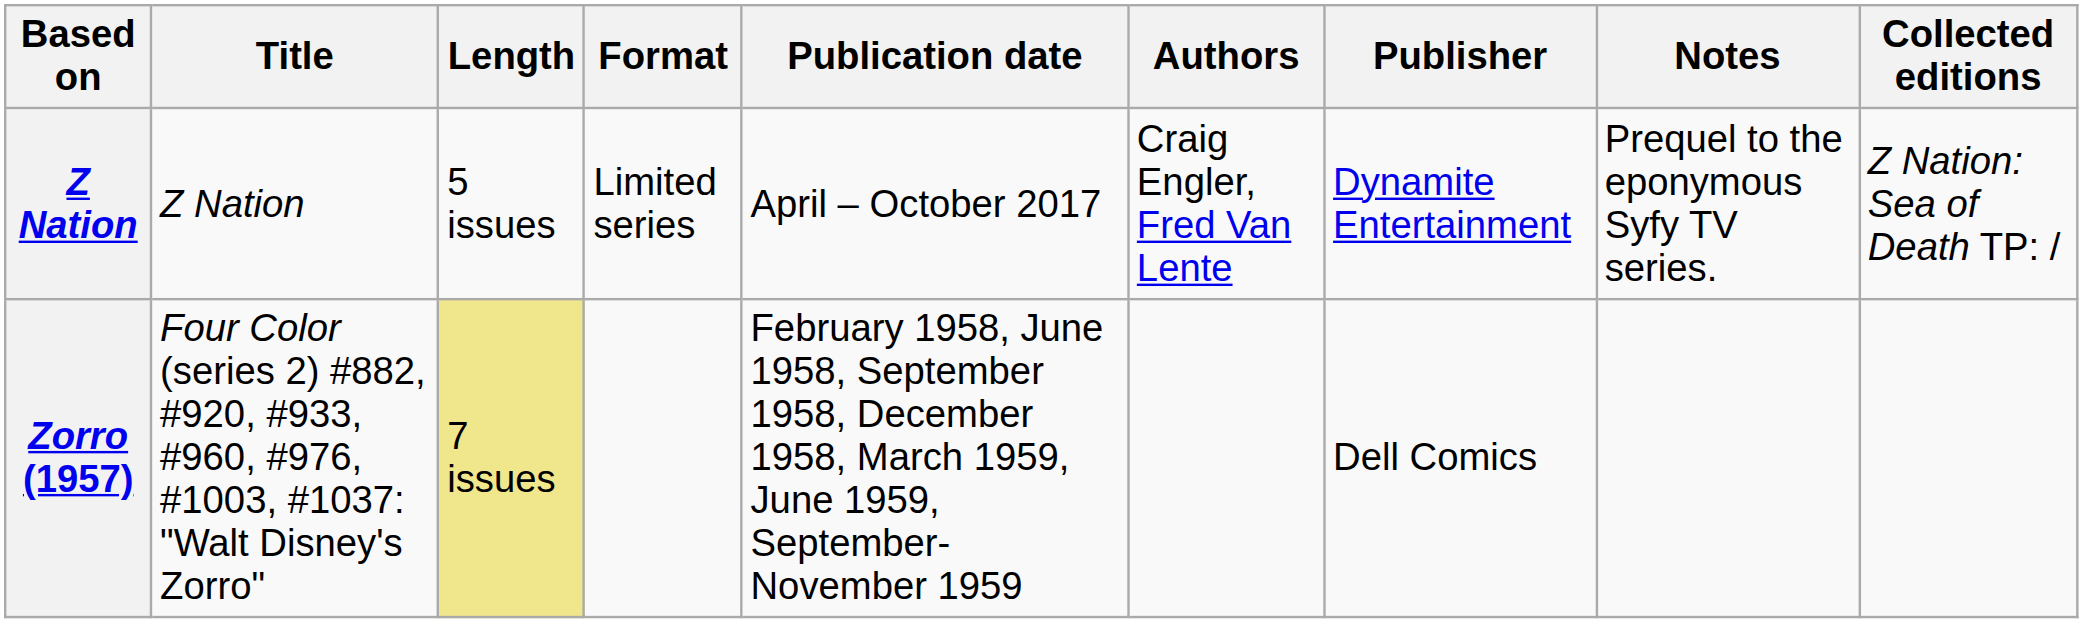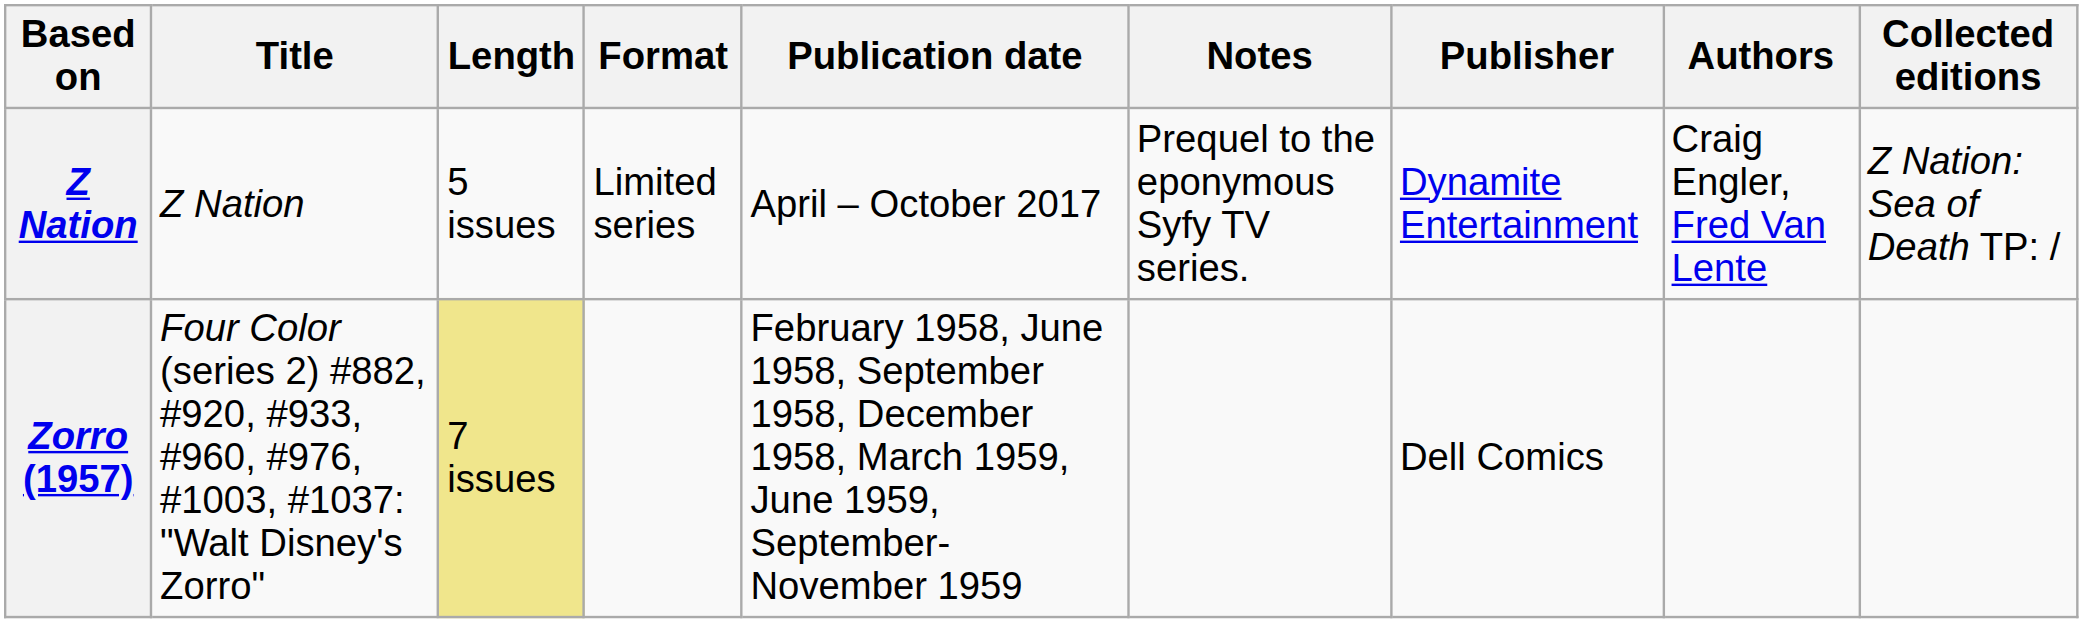columns swapped: (1226, 56) <-> (1727, 56)
